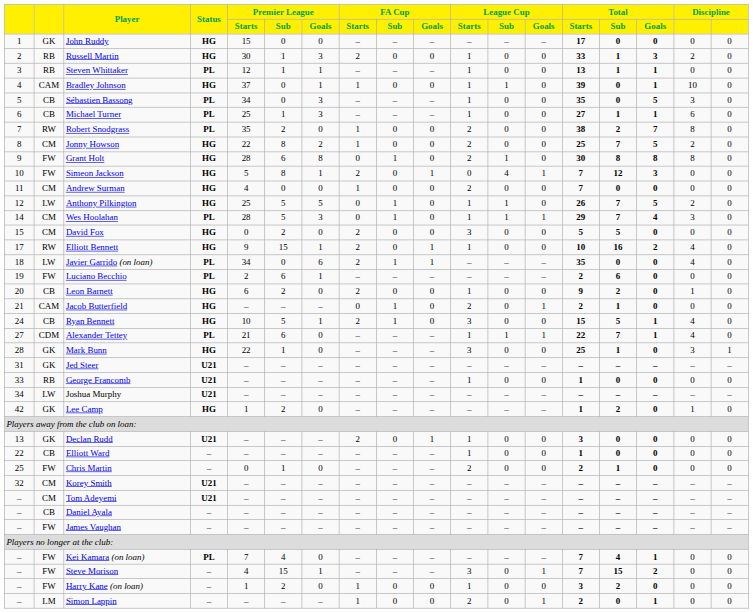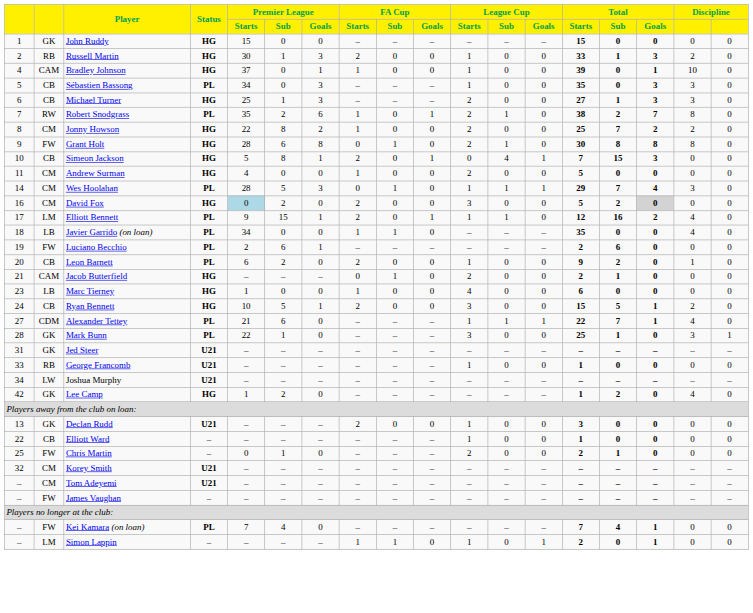(581, 41) 17 -> (581, 41) 15
- row: (97, 71)
(506, 85) 1 -> (506, 71) 0
(655, 100) 5 -> (655, 85) 3
(209, 115) PL -> (209, 100) HG
(469, 115) 1 -> (469, 100) 2
(655, 115) 1 -> (655, 100) 3
(692, 115) 6 -> (692, 100) 3
(320, 130) 0 -> (320, 115) 6
(432, 130) 0 -> (432, 115) 1
(506, 130) 0 -> (506, 115) 1
(655, 144) 5 -> (655, 130) 2
(49, 174) FW -> (49, 159) CB
(618, 174) 12 -> (618, 159) 15
(581, 188) 7 -> (581, 174) 5
- row: (101, 203)
(19, 233) 15 -> (19, 203) 16
(246, 233) no background -> (246, 203) lightblue background
(618, 233) 5 -> (618, 203) 2
(655, 233) no background -> (655, 203) lightgrey background
(49, 247) RW -> (49, 218) LM
(209, 247) HG -> (209, 218) PL
(506, 247) 0 -> (506, 218) 1
(581, 247) 10 -> (581, 218) 12
(49, 262) LW -> (49, 233) LB
(320, 262) 6 -> (320, 233) 0
(358, 262) 2 -> (358, 233) 1
(432, 262) 1 -> (432, 233) 0
(209, 292) HG -> (209, 262) PL
(544, 306) 1 -> (544, 277) 0
+ row: (90, 292)
(395, 321) 1 -> (395, 306) 0
(692, 321) 4 -> (692, 306) 2
(209, 350) HG -> (209, 336) PL
(692, 409) 1 -> (692, 395) 4
(432, 439) 1 -> (432, 424) 0
- row: (89, 512)
- row: (92, 571)
- row: (104, 586)
(395, 601) 0 -> (395, 542) 1
(469, 601) 2 -> (469, 542) 1
